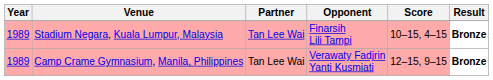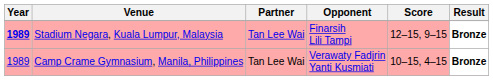(18, 35) normal -> (18, 35) bold
(419, 35) 10–15, 4–15 -> (419, 35) 12–15, 9–15
(419, 62) 12–15, 9–15 -> (419, 62) 10–15, 4–15
